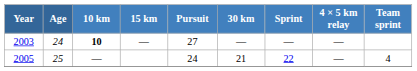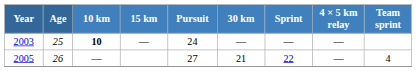(58, 41) 24 -> (58, 41) 25
(192, 41) 27 -> (192, 41) 24
(58, 58) 25 -> (58, 58) 26
(192, 58) 24 -> (192, 58) 27
